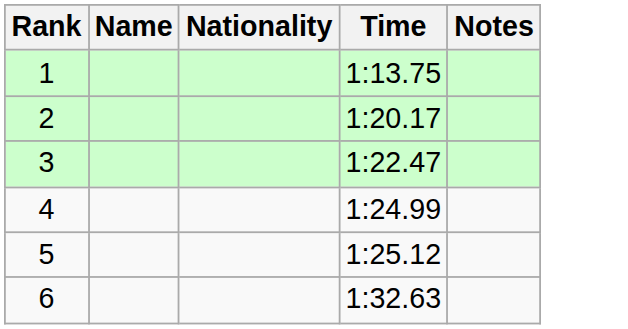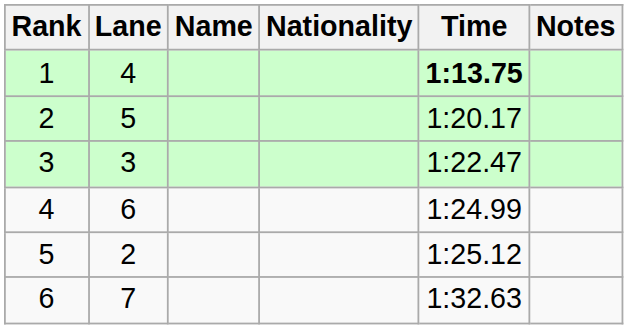+ column: (128, 27)
(393, 72) normal -> (474, 72) bold
